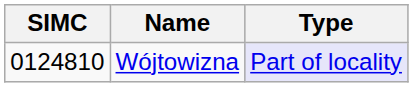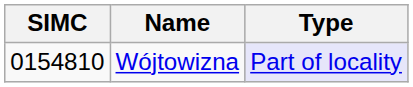(57, 61) 0124810 -> (57, 61) 0154810
